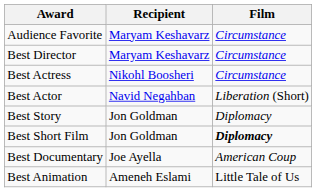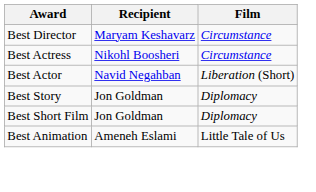- row: (55, 34)
(244, 136) bold -> (229, 116) normal
- row: (55, 156)
